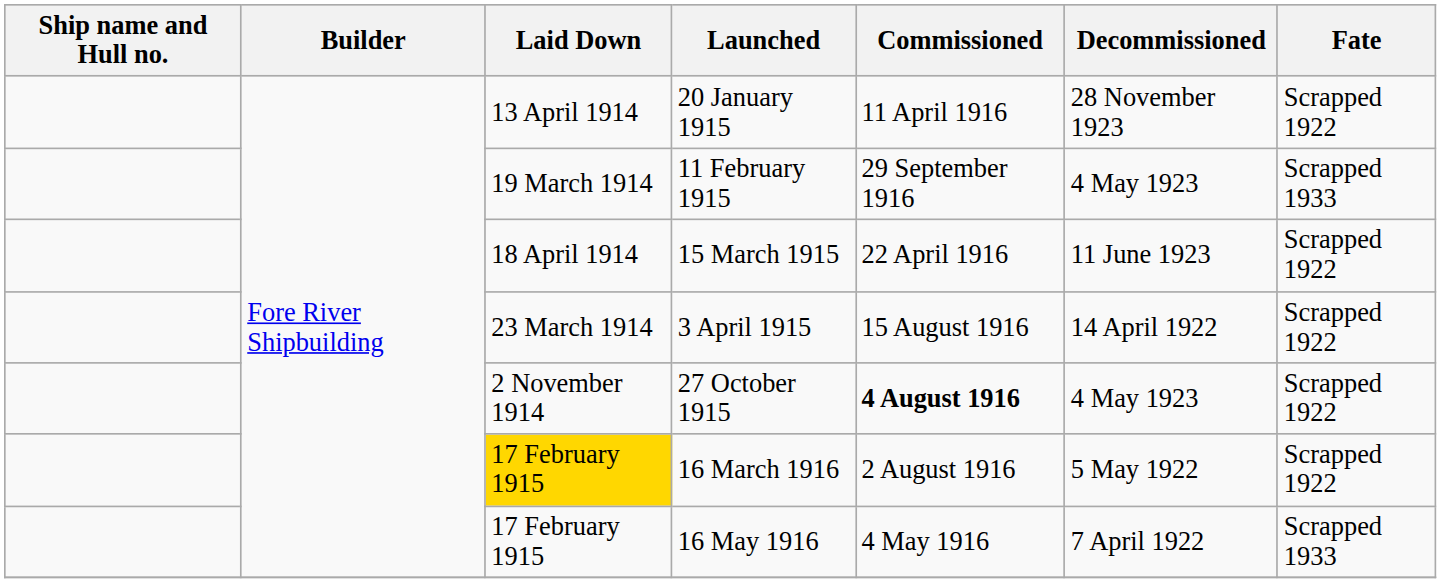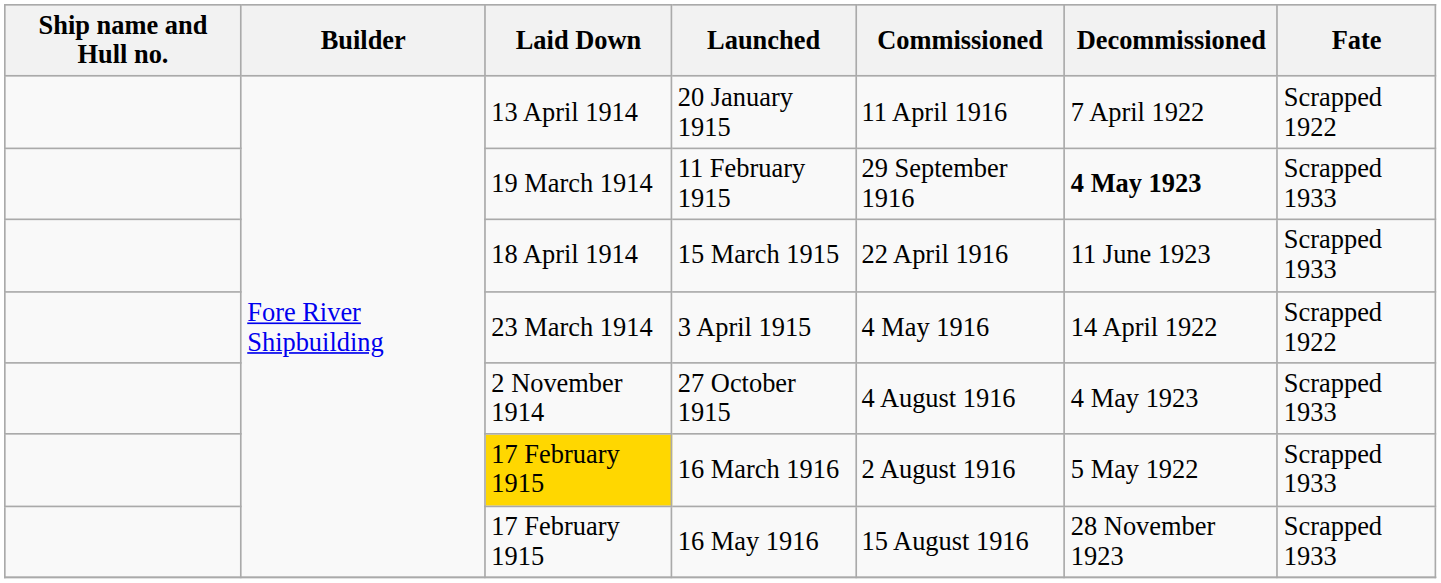(1143, 111) 28 November 1923 -> (1138, 111) 7 April 1922
(1135, 183) normal -> (1136, 183) bold
(1333, 254) Scrapped 1922 -> (1333, 254) Scrapped 1933
(945, 326) 15 August 1916 -> (925, 326) 4 May 1916
(941, 398) bold -> (939, 398) normal
(1333, 398) Scrapped 1922 -> (1333, 398) Scrapped 1933
(1333, 469) Scrapped 1922 -> (1333, 469) Scrapped 1933
(925, 541) 4 May 1916 -> (945, 541) 15 August 1916
(1138, 541) 7 April 1922 -> (1143, 541) 28 November 1923
